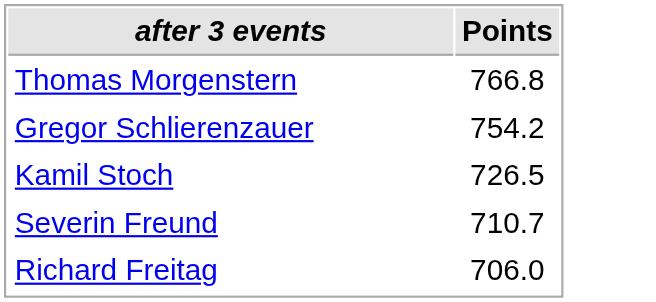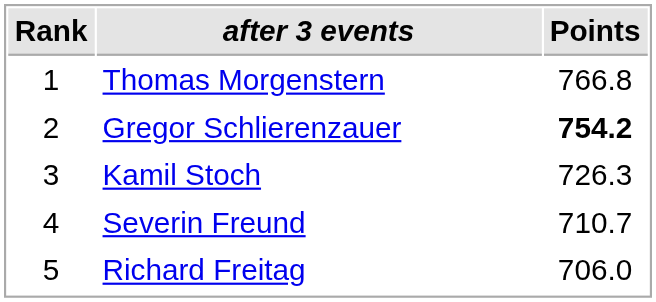+ column: (51, 31)
(507, 128) normal -> (595, 128) bold
(507, 176) 726.5 -> (595, 176) 726.3
